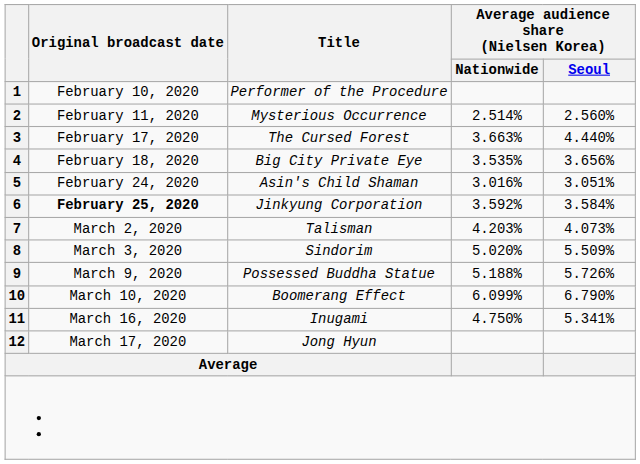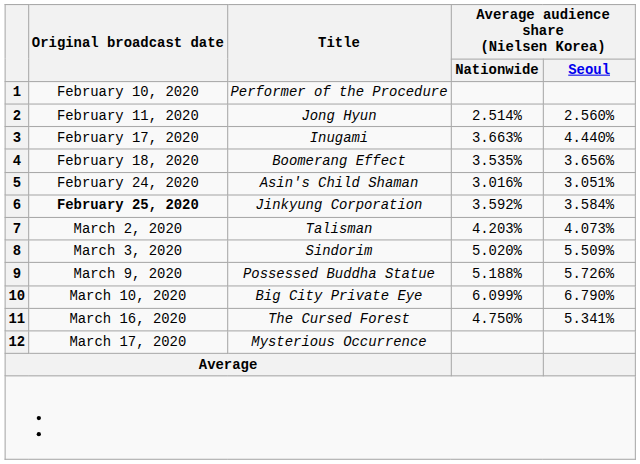(339, 115) Mysterious Occurrence -> (339, 115) Jong Hyun
(339, 138) The Cursed Forest -> (339, 138) Inugami
(339, 161) Big City Private Eye -> (339, 161) Boomerang Effect
(339, 297) Boomerang Effect -> (339, 297) Big City Private Eye
(339, 319) Inugami -> (339, 319) The Cursed Forest
(339, 342) Jong Hyun -> (339, 342) Mysterious Occurrence
